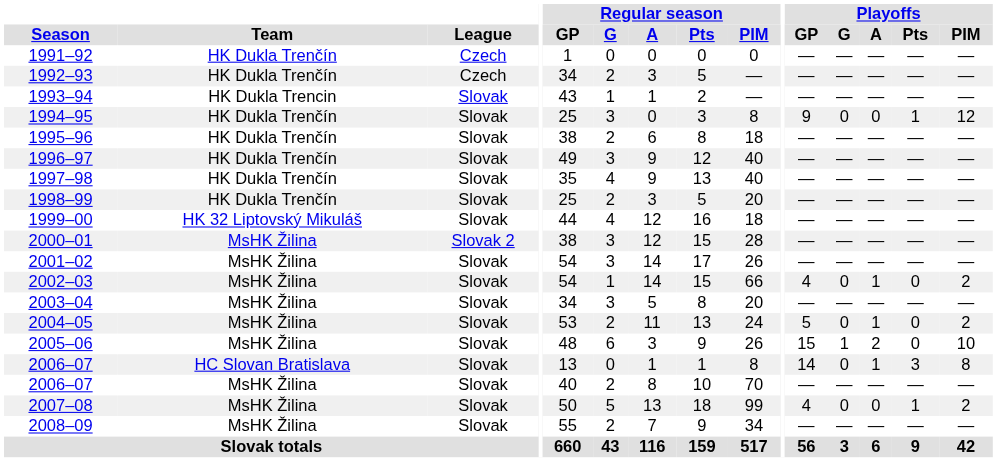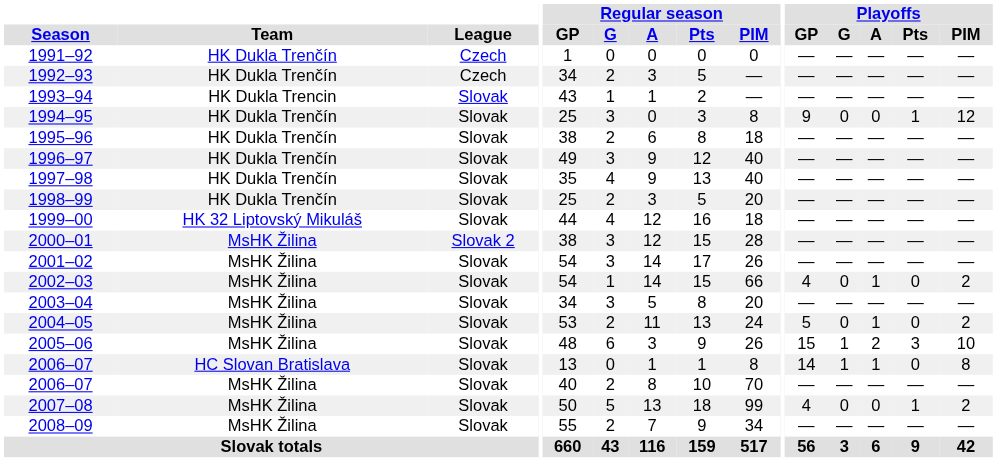(915, 343) 0 -> (915, 343) 3
(844, 364) 0 -> (844, 364) 1
(915, 364) 3 -> (915, 364) 0
